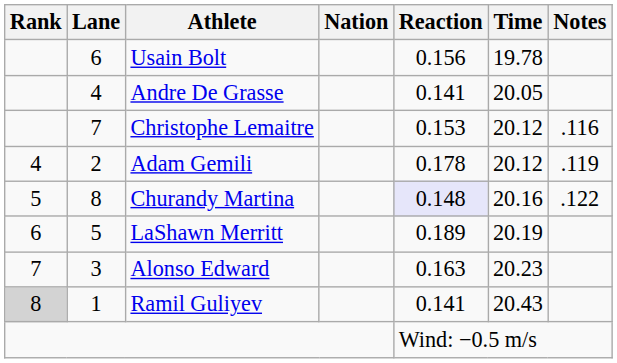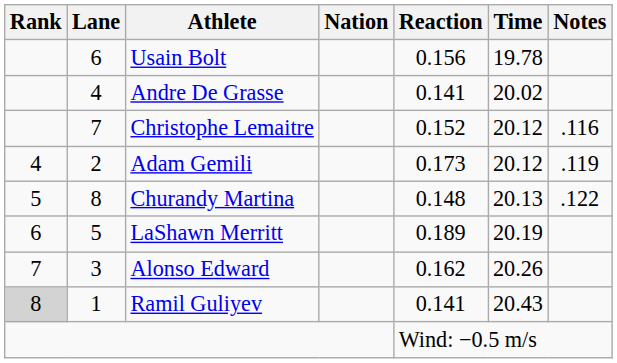(518, 92) 20.05 -> (518, 92) 20.02
(441, 127) 0.153 -> (441, 127) 0.152
(441, 163) 0.178 -> (441, 163) 0.173
(441, 198) lavender background -> (441, 198) no background
(518, 198) 20.16 -> (518, 198) 20.13
(441, 269) 0.163 -> (441, 269) 0.162
(518, 269) 20.23 -> (518, 269) 20.26
